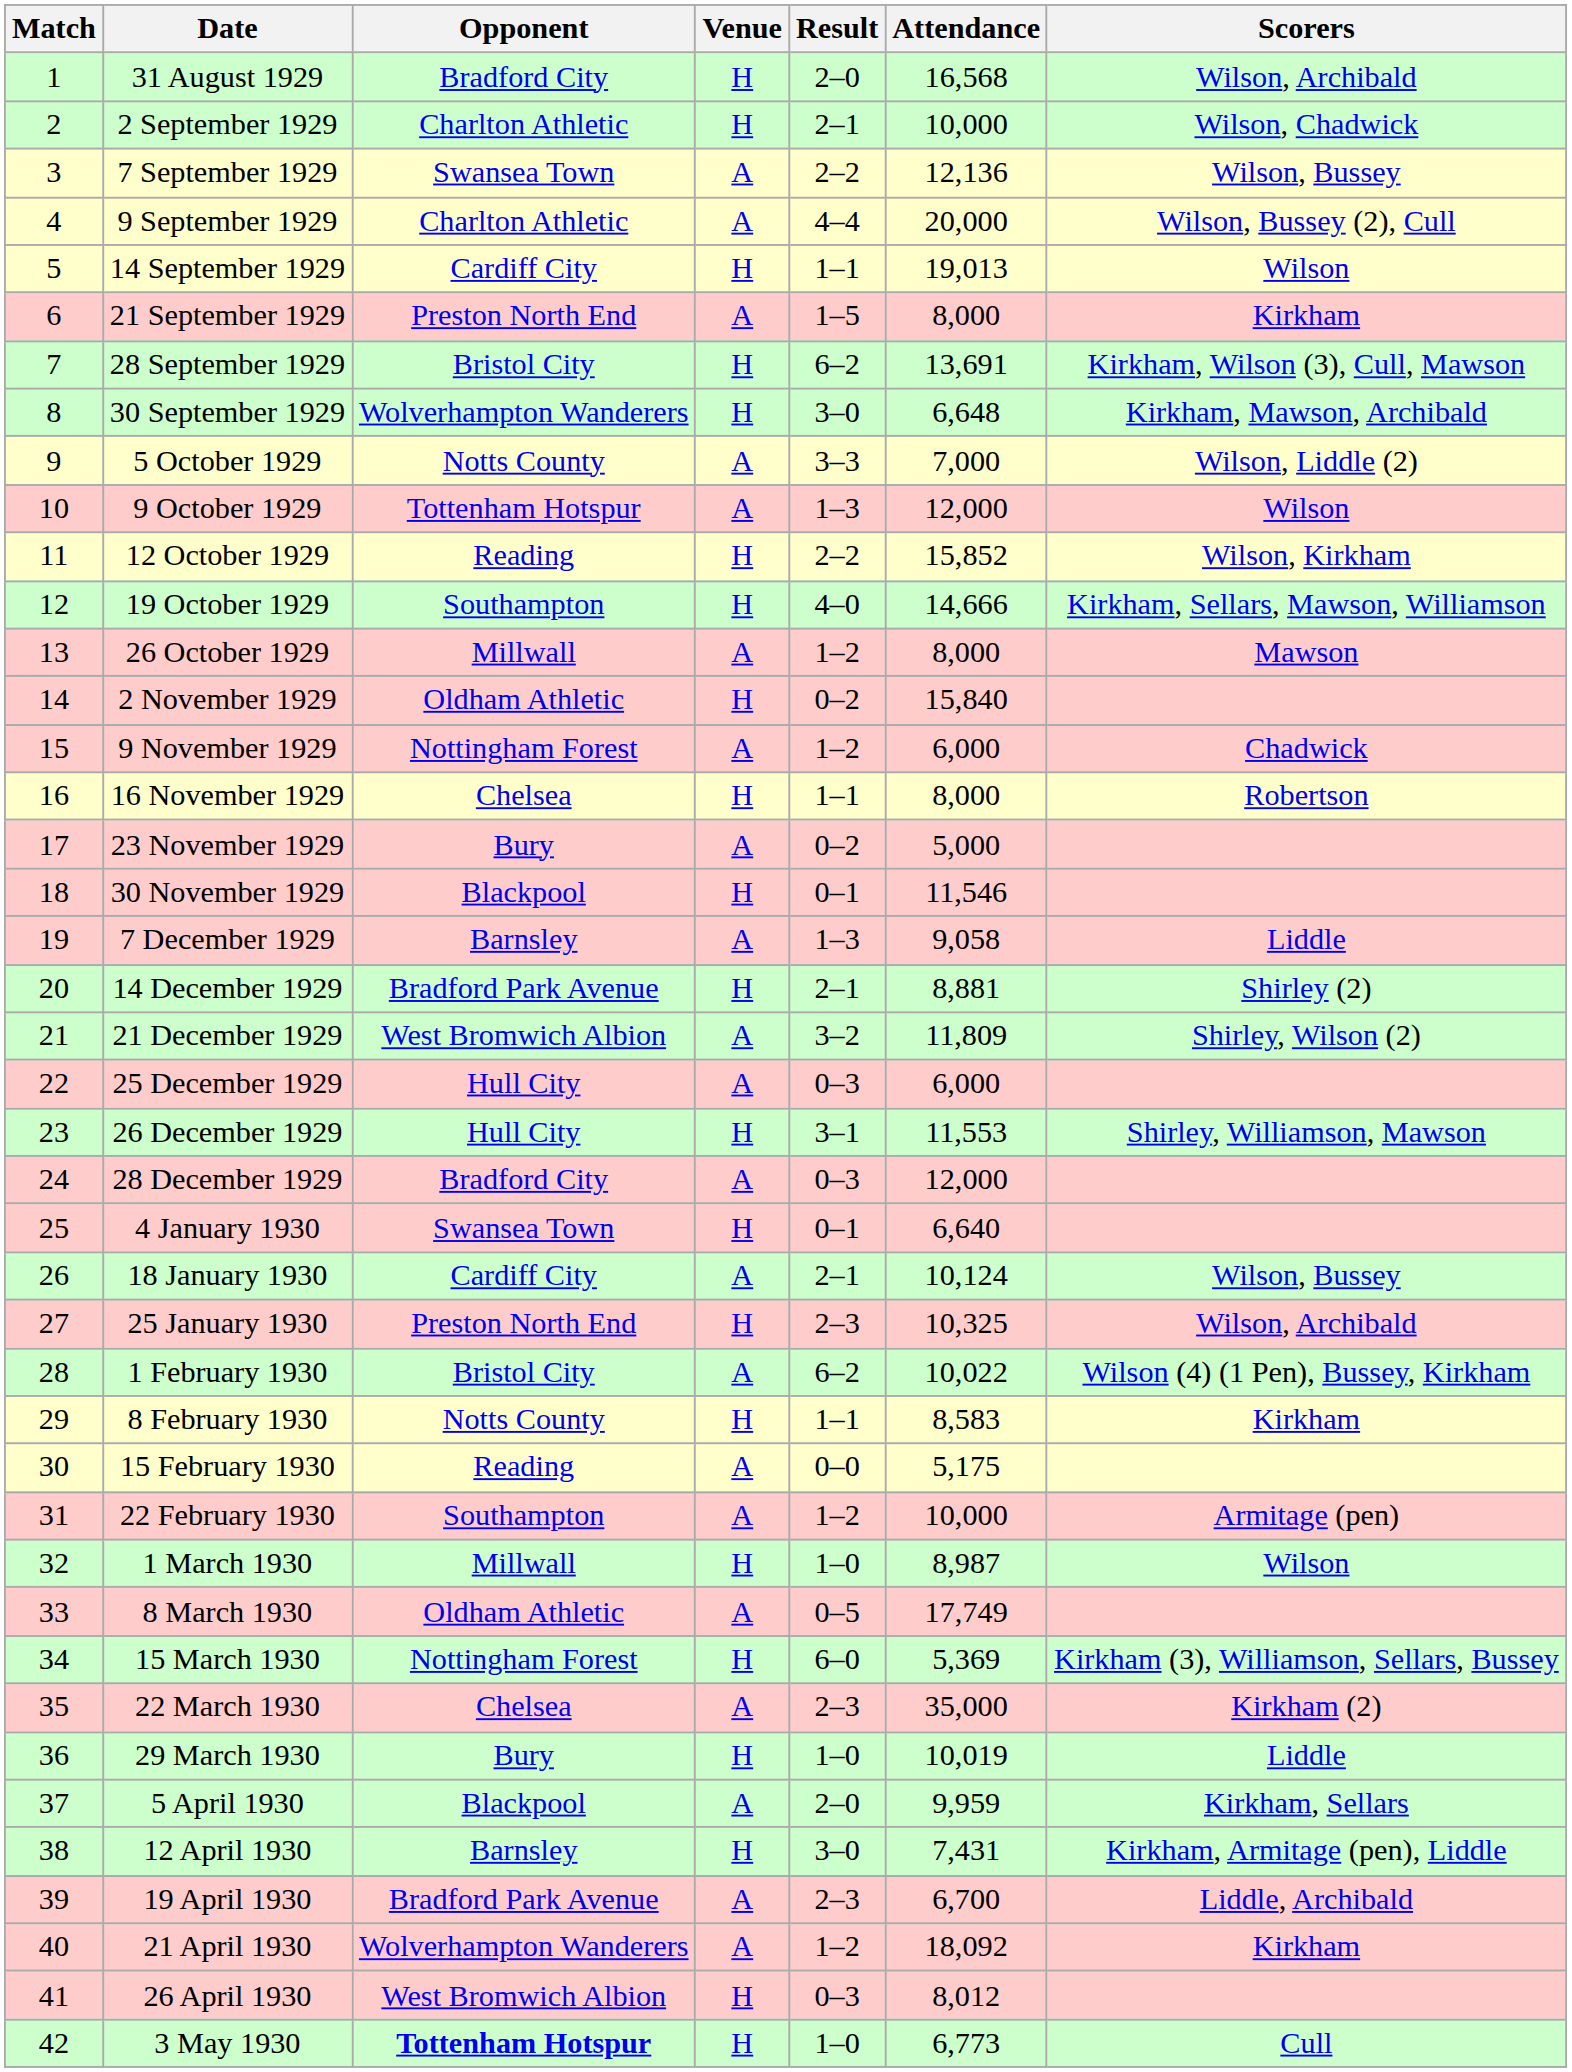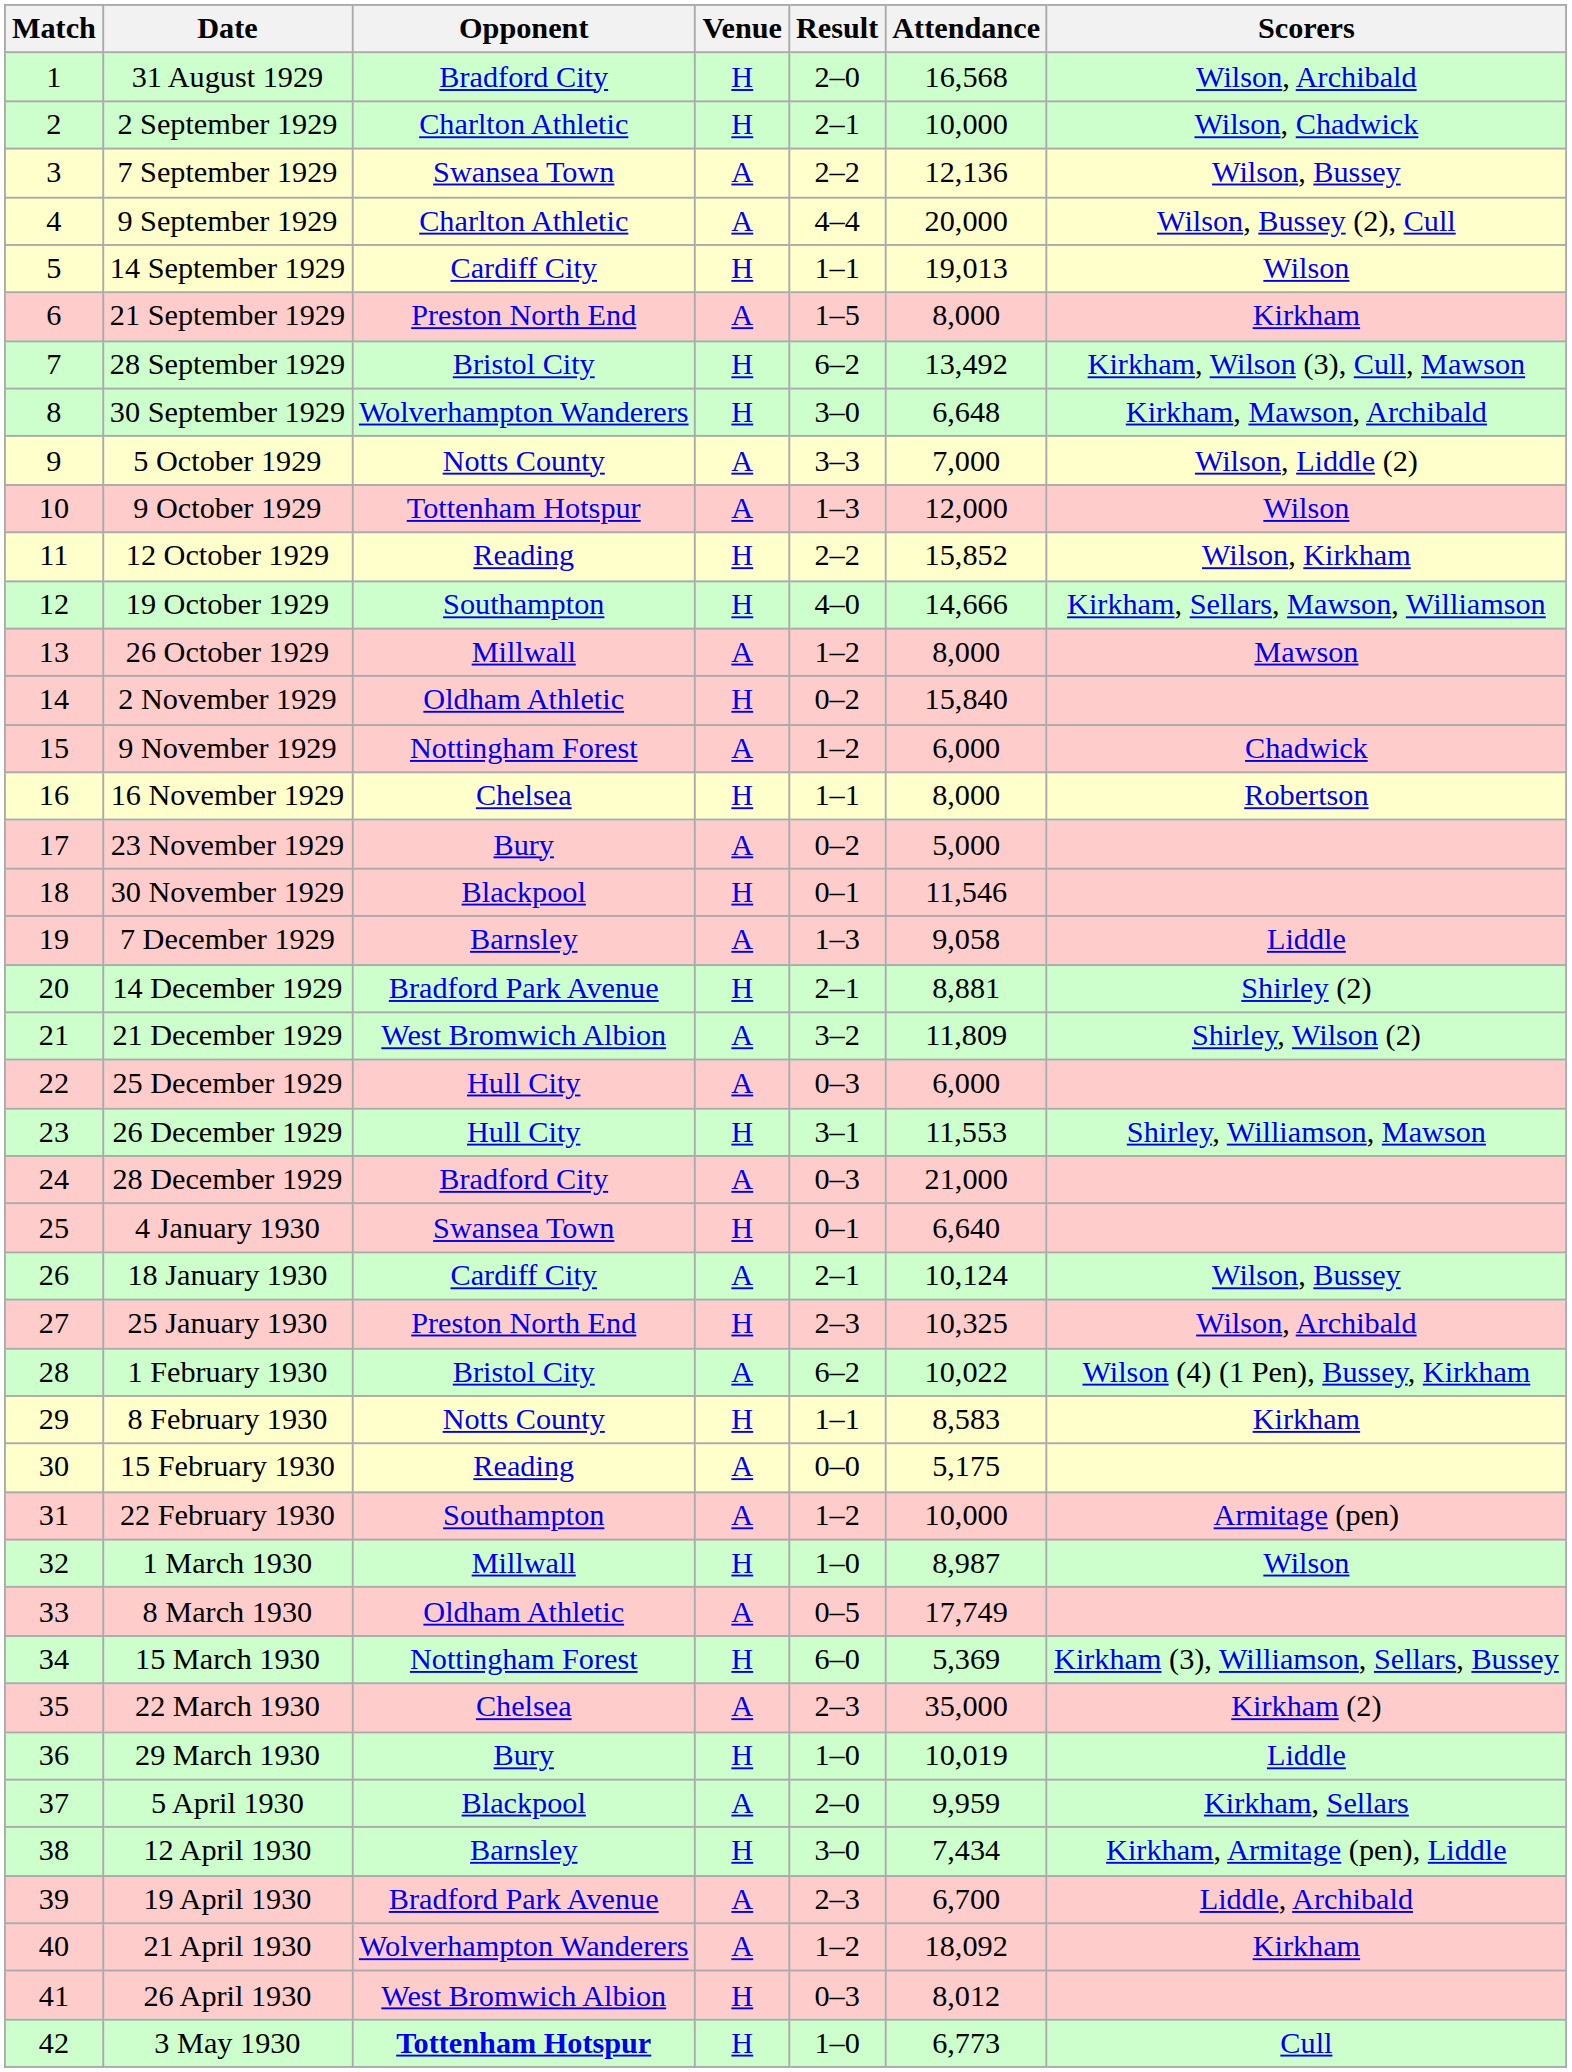(966, 364) 13,691 -> (966, 364) 13,492
(966, 1179) 12,000 -> (966, 1179) 21,000
(966, 1850) 7,431 -> (966, 1850) 7,434
